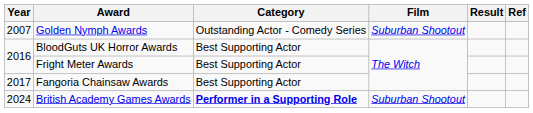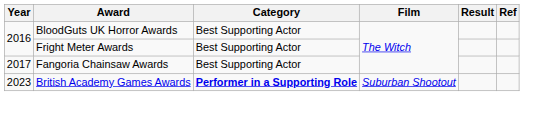- row: (92, 30)
(19, 99) 2024 -> (19, 82) 2023
